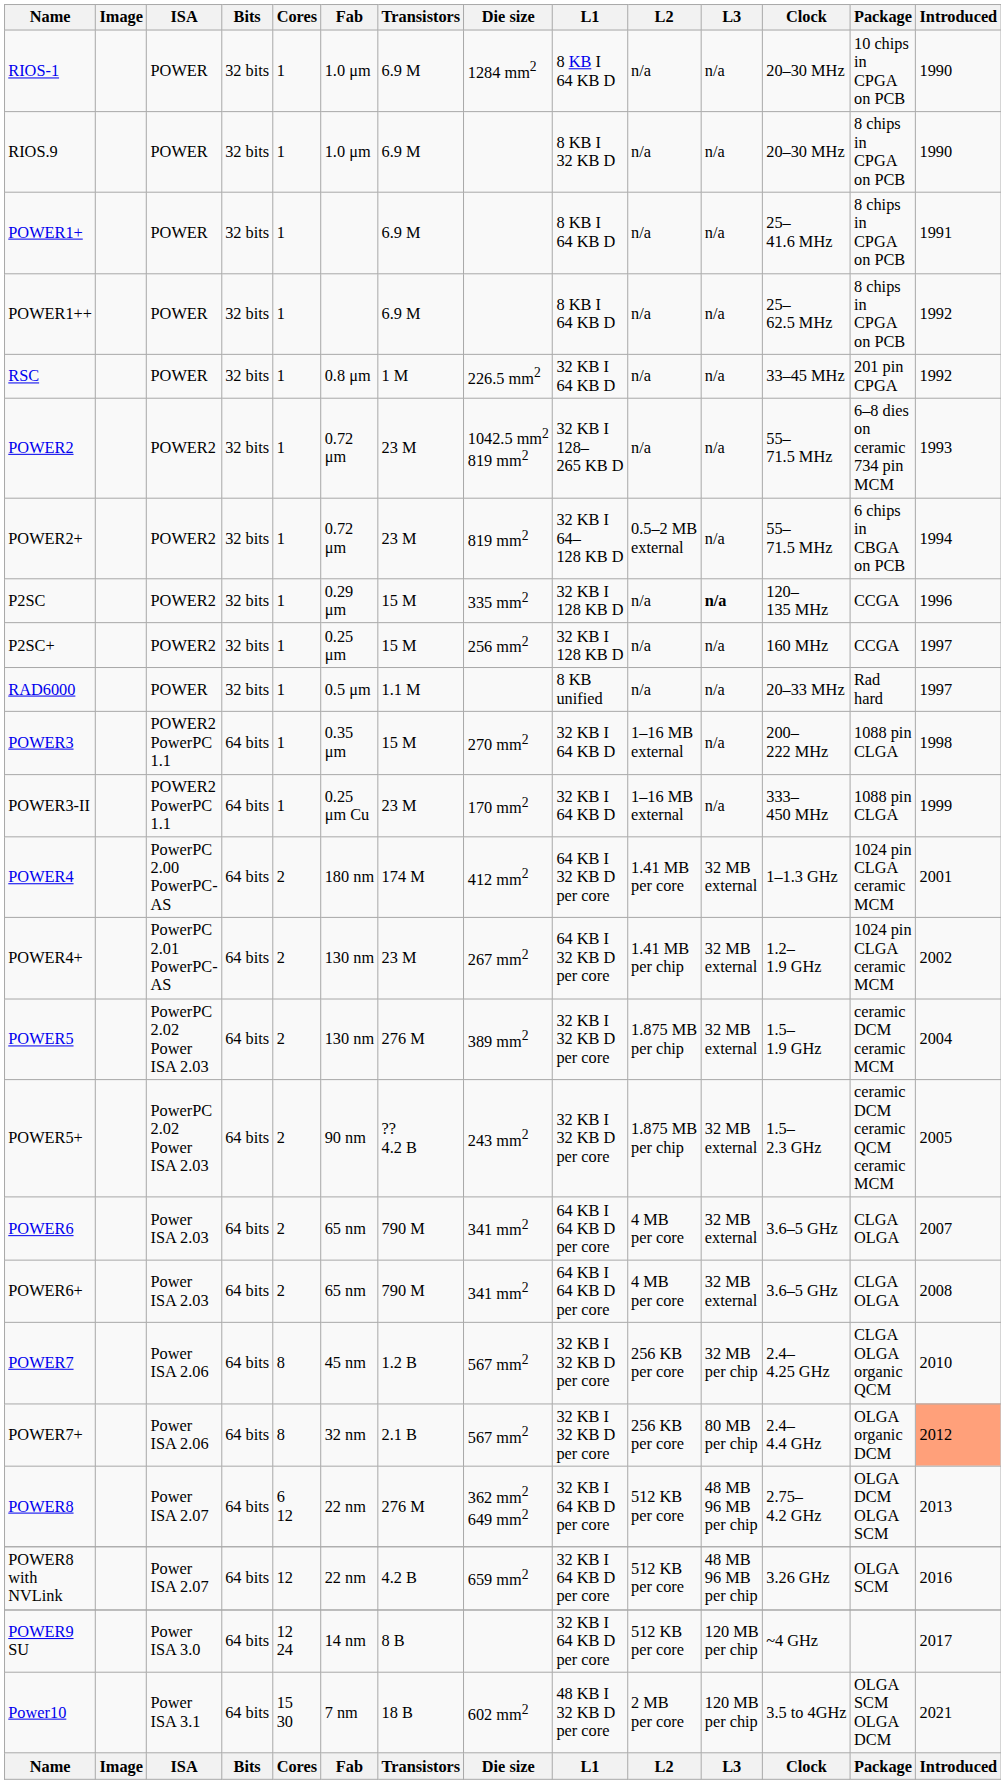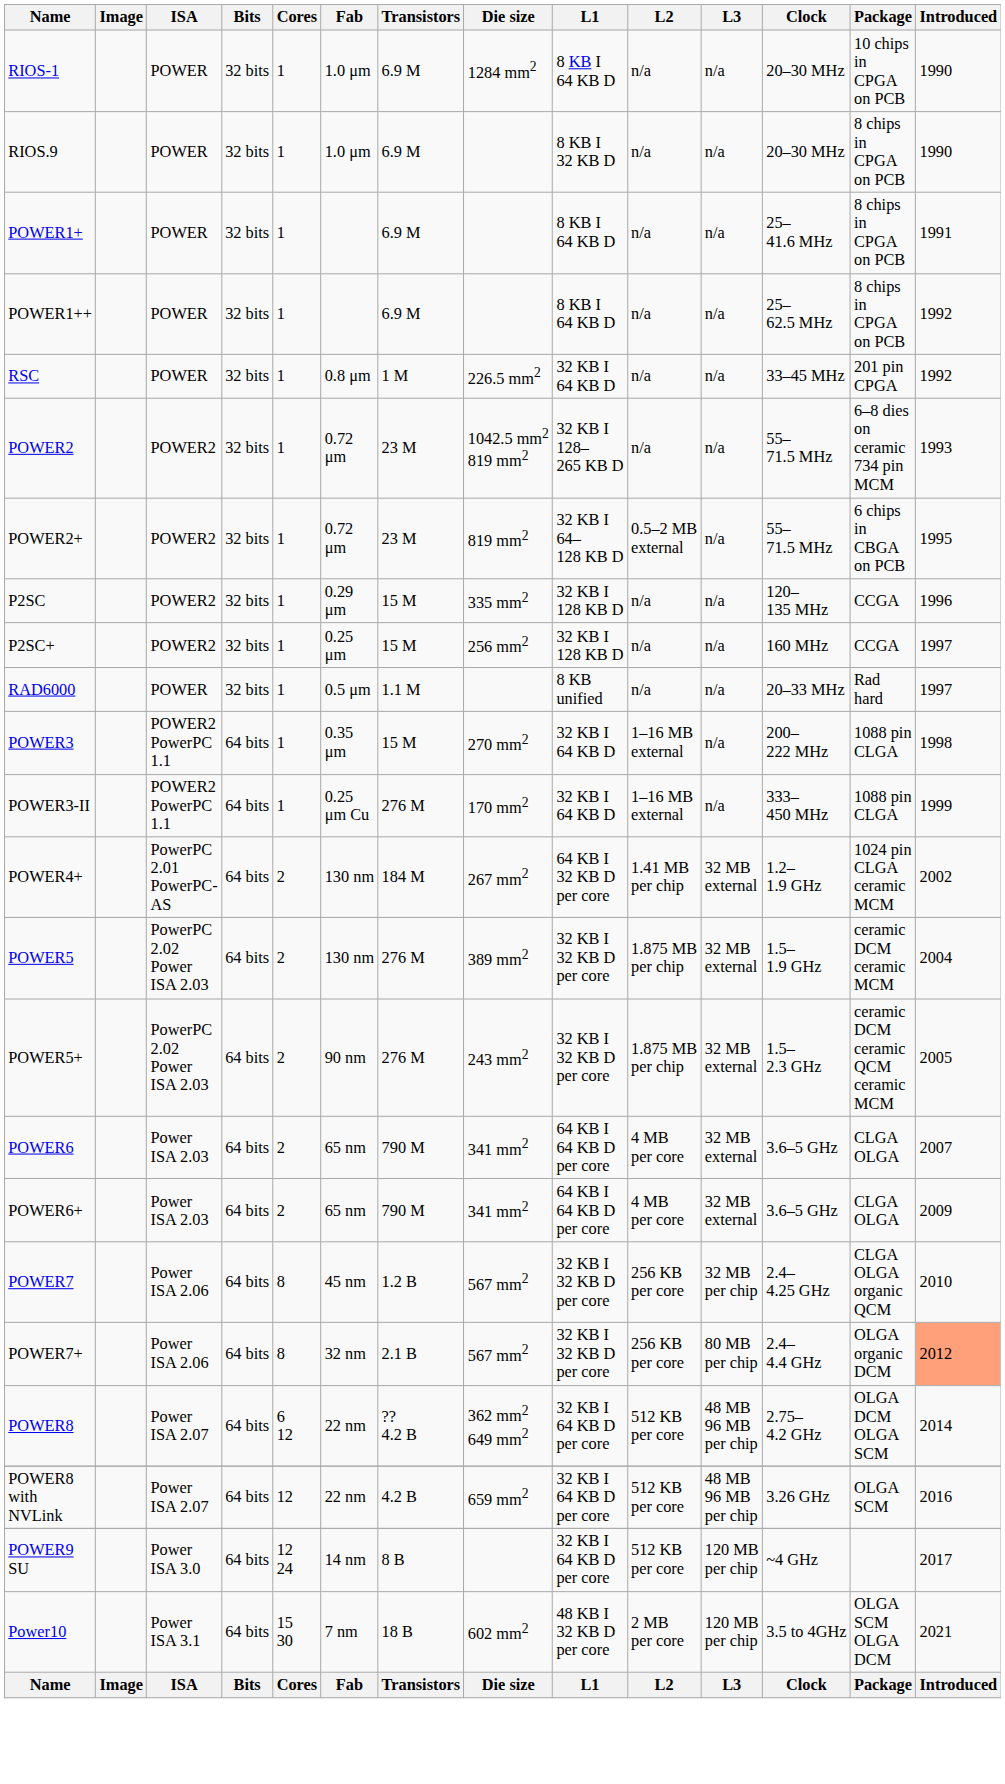(936, 538) 1994 -> (936, 538) 1995
(716, 600) bold -> (715, 600) normal
(399, 805) 23 M -> (403, 805) 276 M
- row: (41, 877)
(399, 958) 23 M -> (403, 877) 184 M
(399, 1138) ?? 4.2 B -> (403, 1057) 276 M
(936, 1291) 2008 -> (936, 1210) 2009
(403, 1506) 276 M -> (399, 1425) ?? 4.2 B
(936, 1506) 2013 -> (936, 1425) 2014
